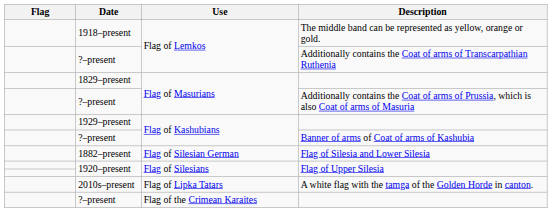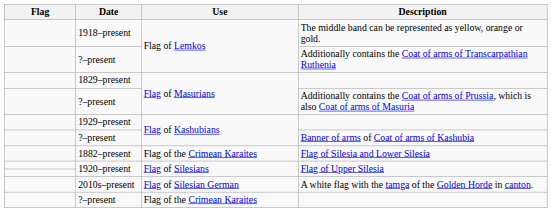(191, 153) Flag of Silesian German -> (200, 153) Flag of the Crimean Karaites
(183, 184) Flag of Lipka Tatars -> (191, 184) Flag of Silesian German
